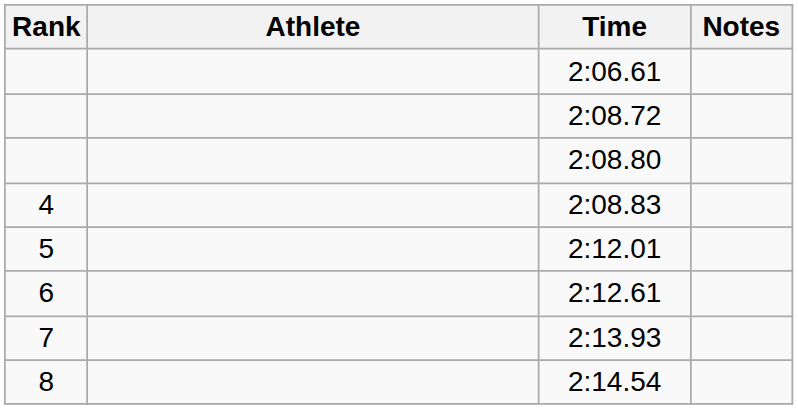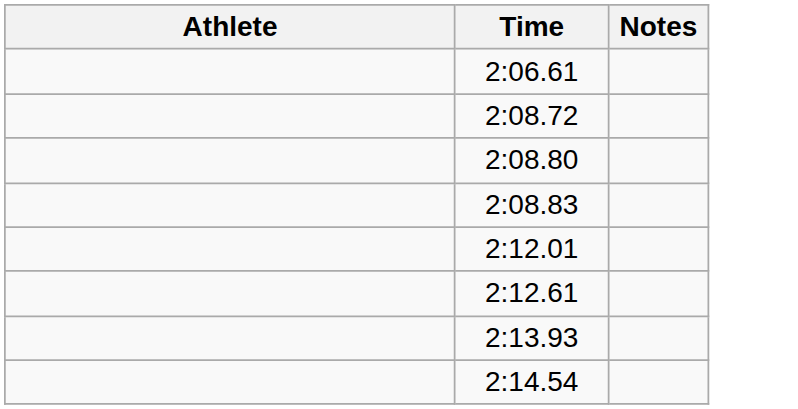- column: (46, 26)
